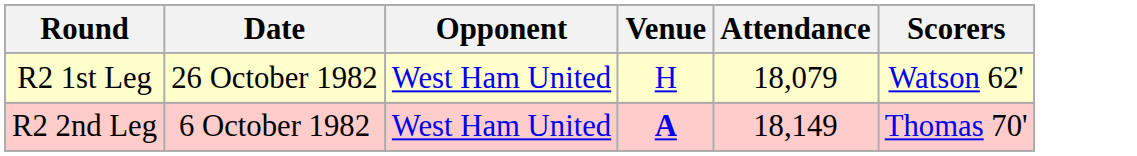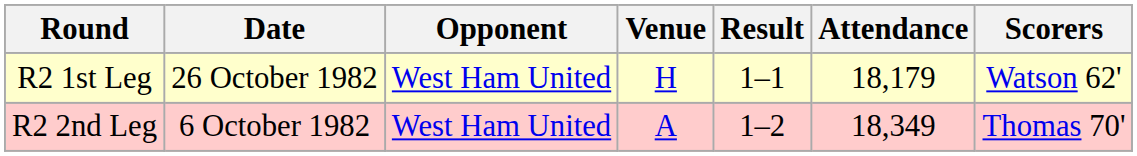+ column: (762, 28)
(795, 77) 18,079 -> (893, 77) 18,179
(666, 126) bold -> (666, 126) normal
(795, 126) 18,149 -> (893, 126) 18,349
